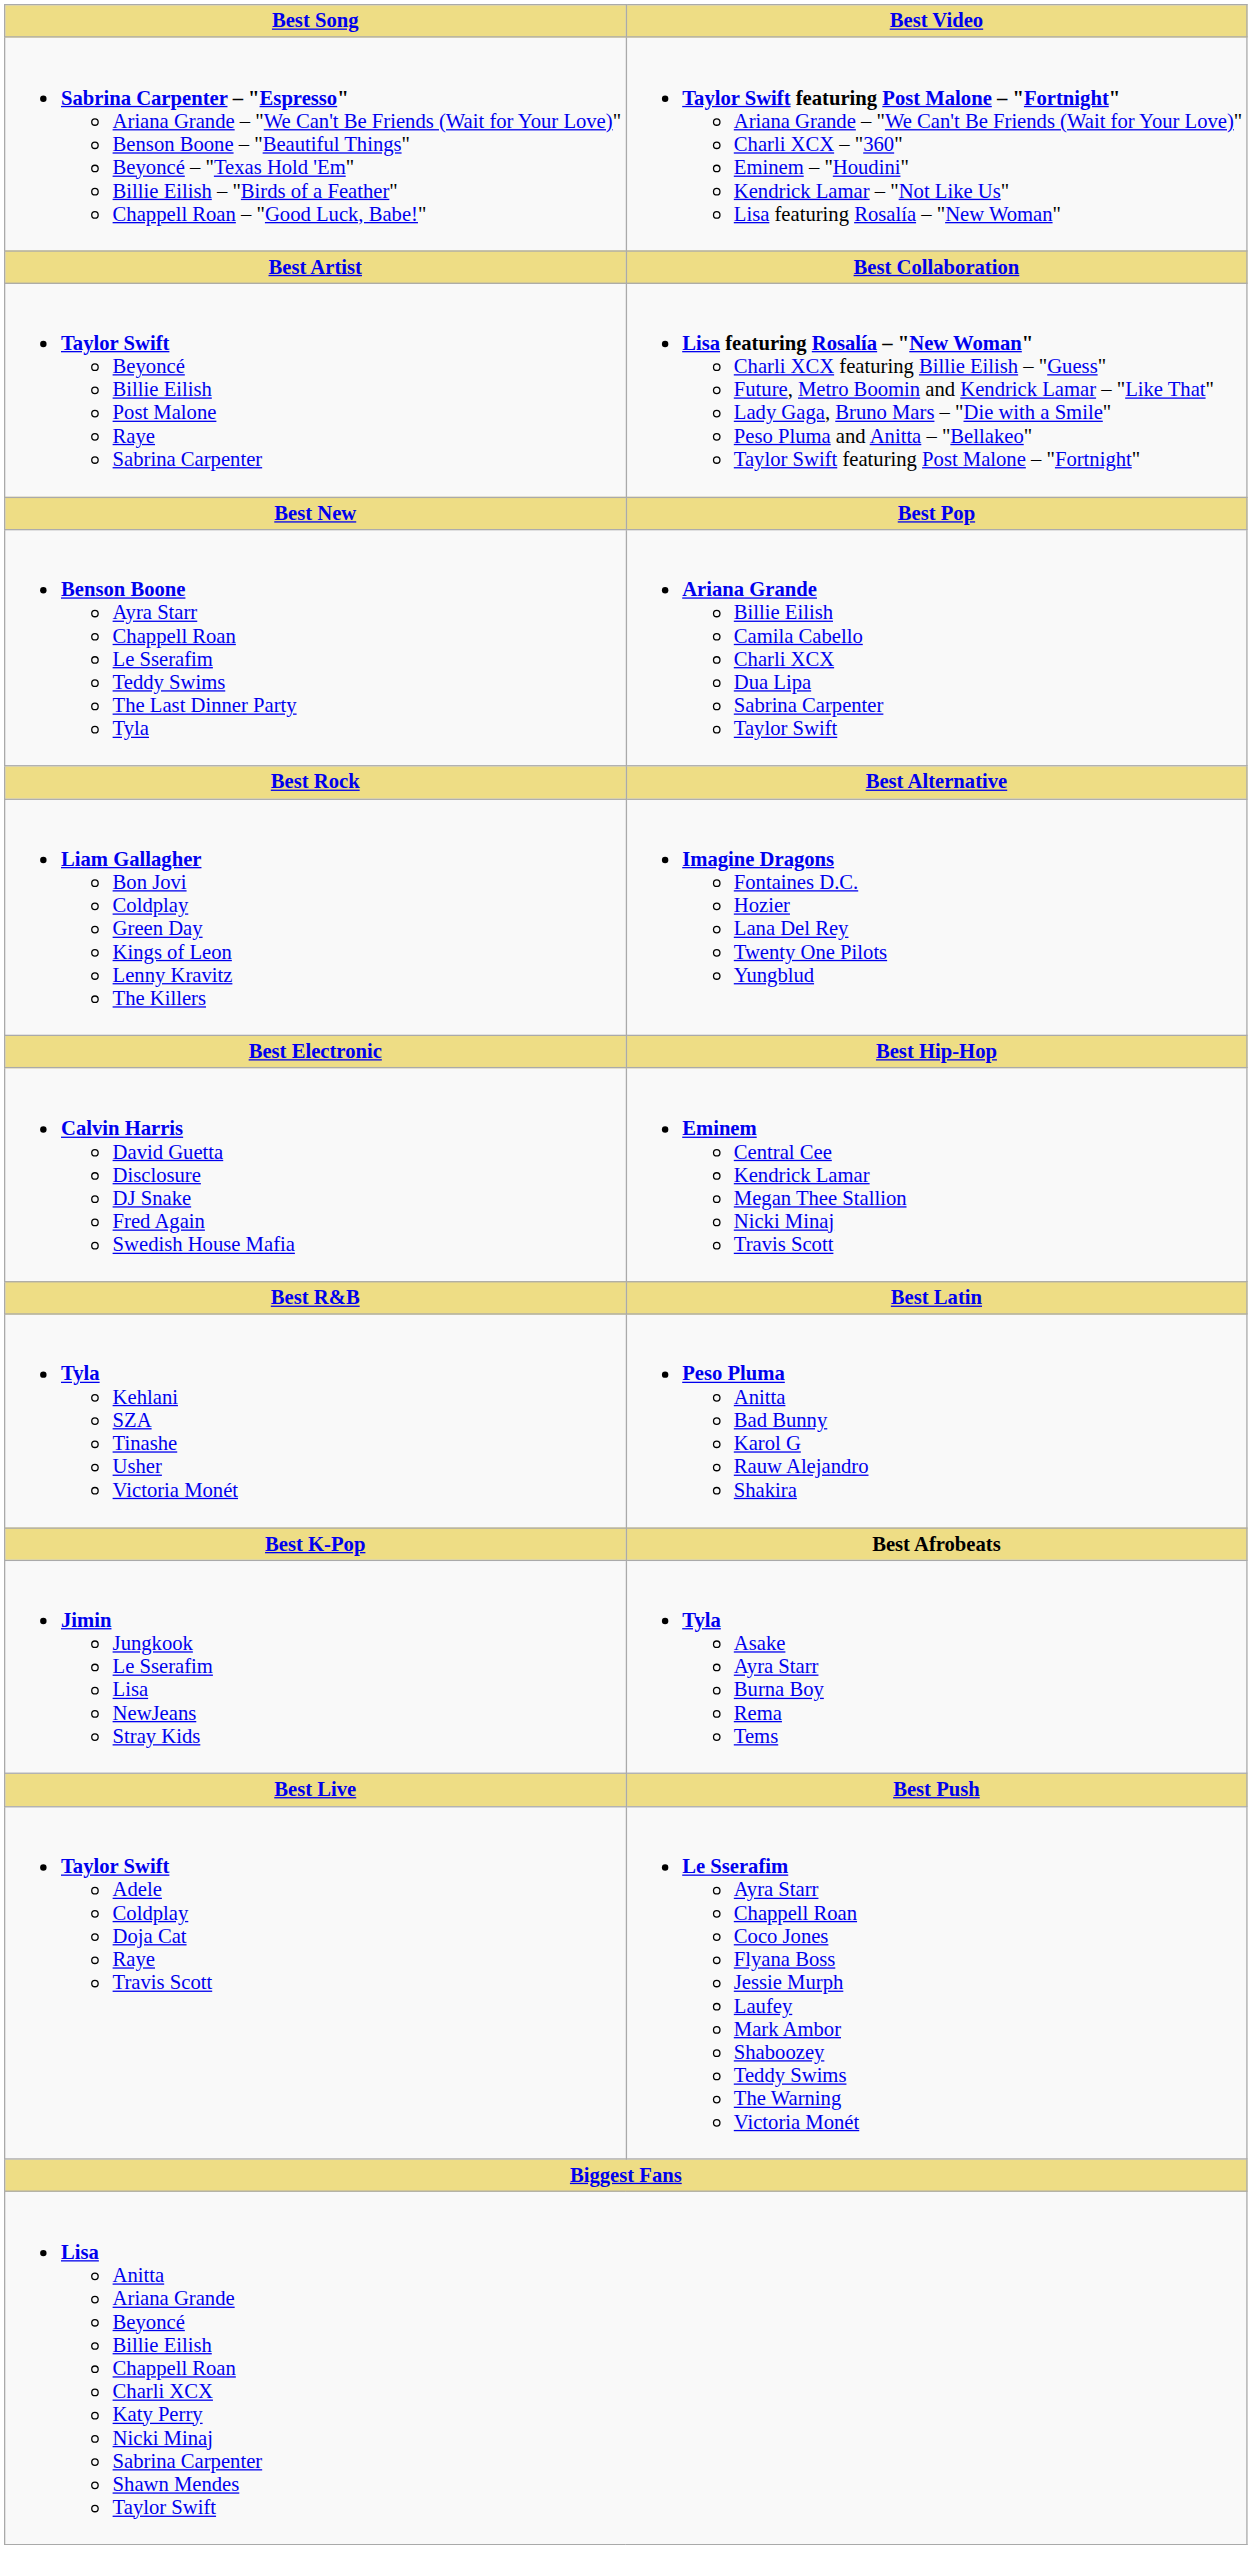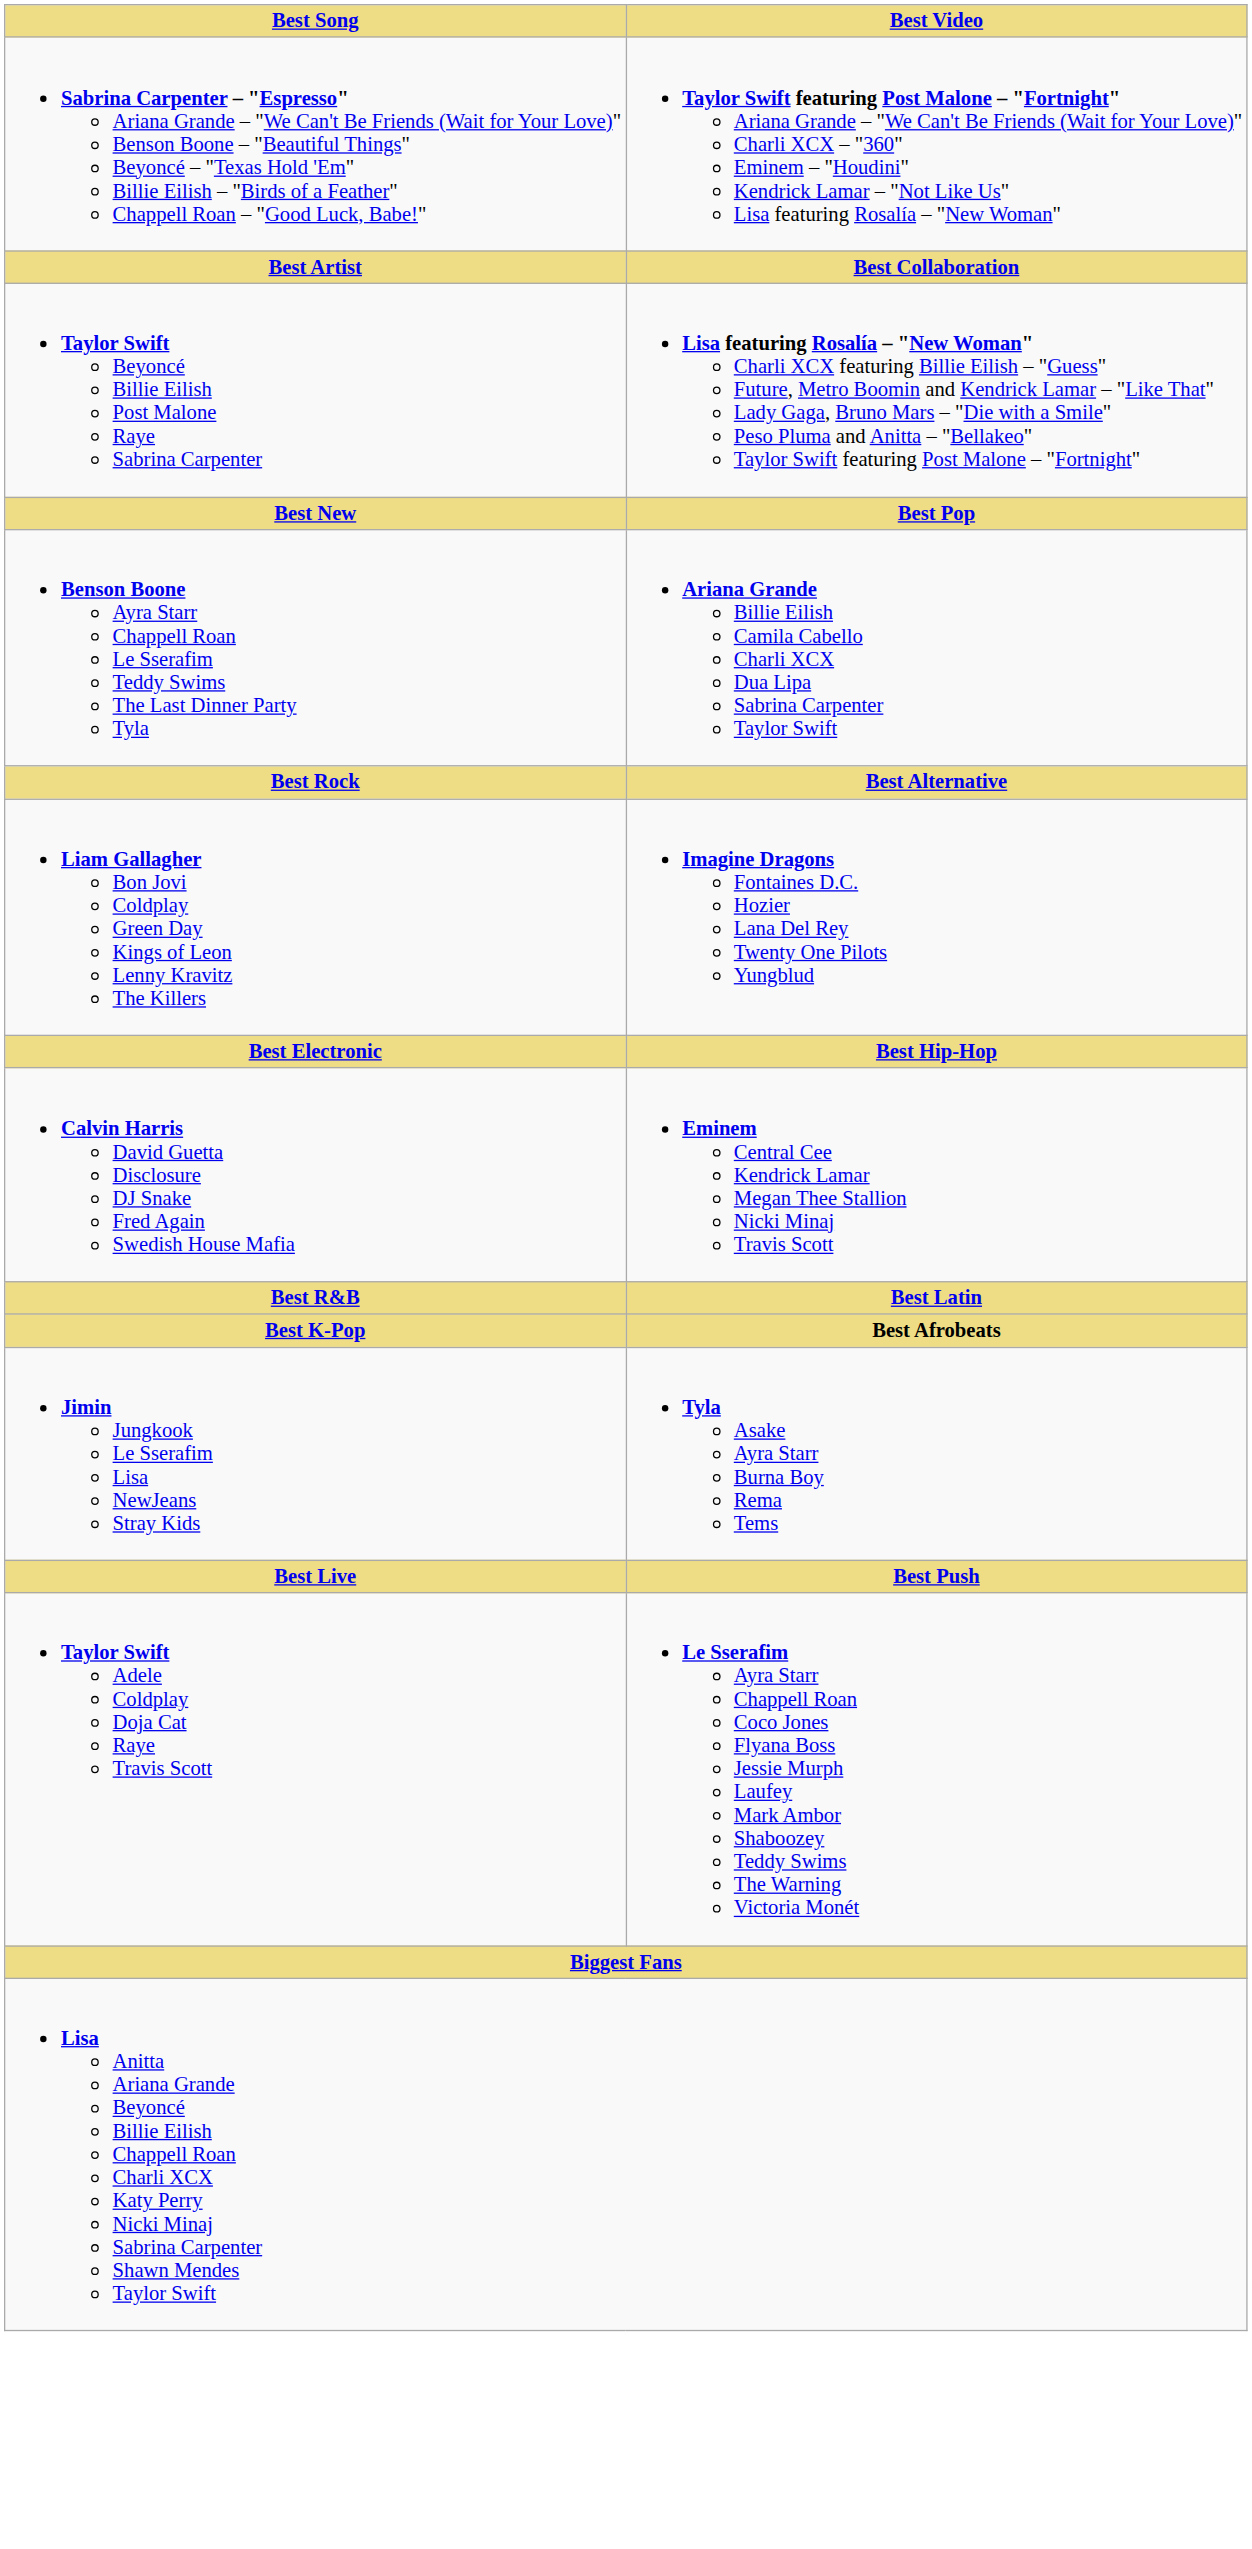- row: (315, 1432)
